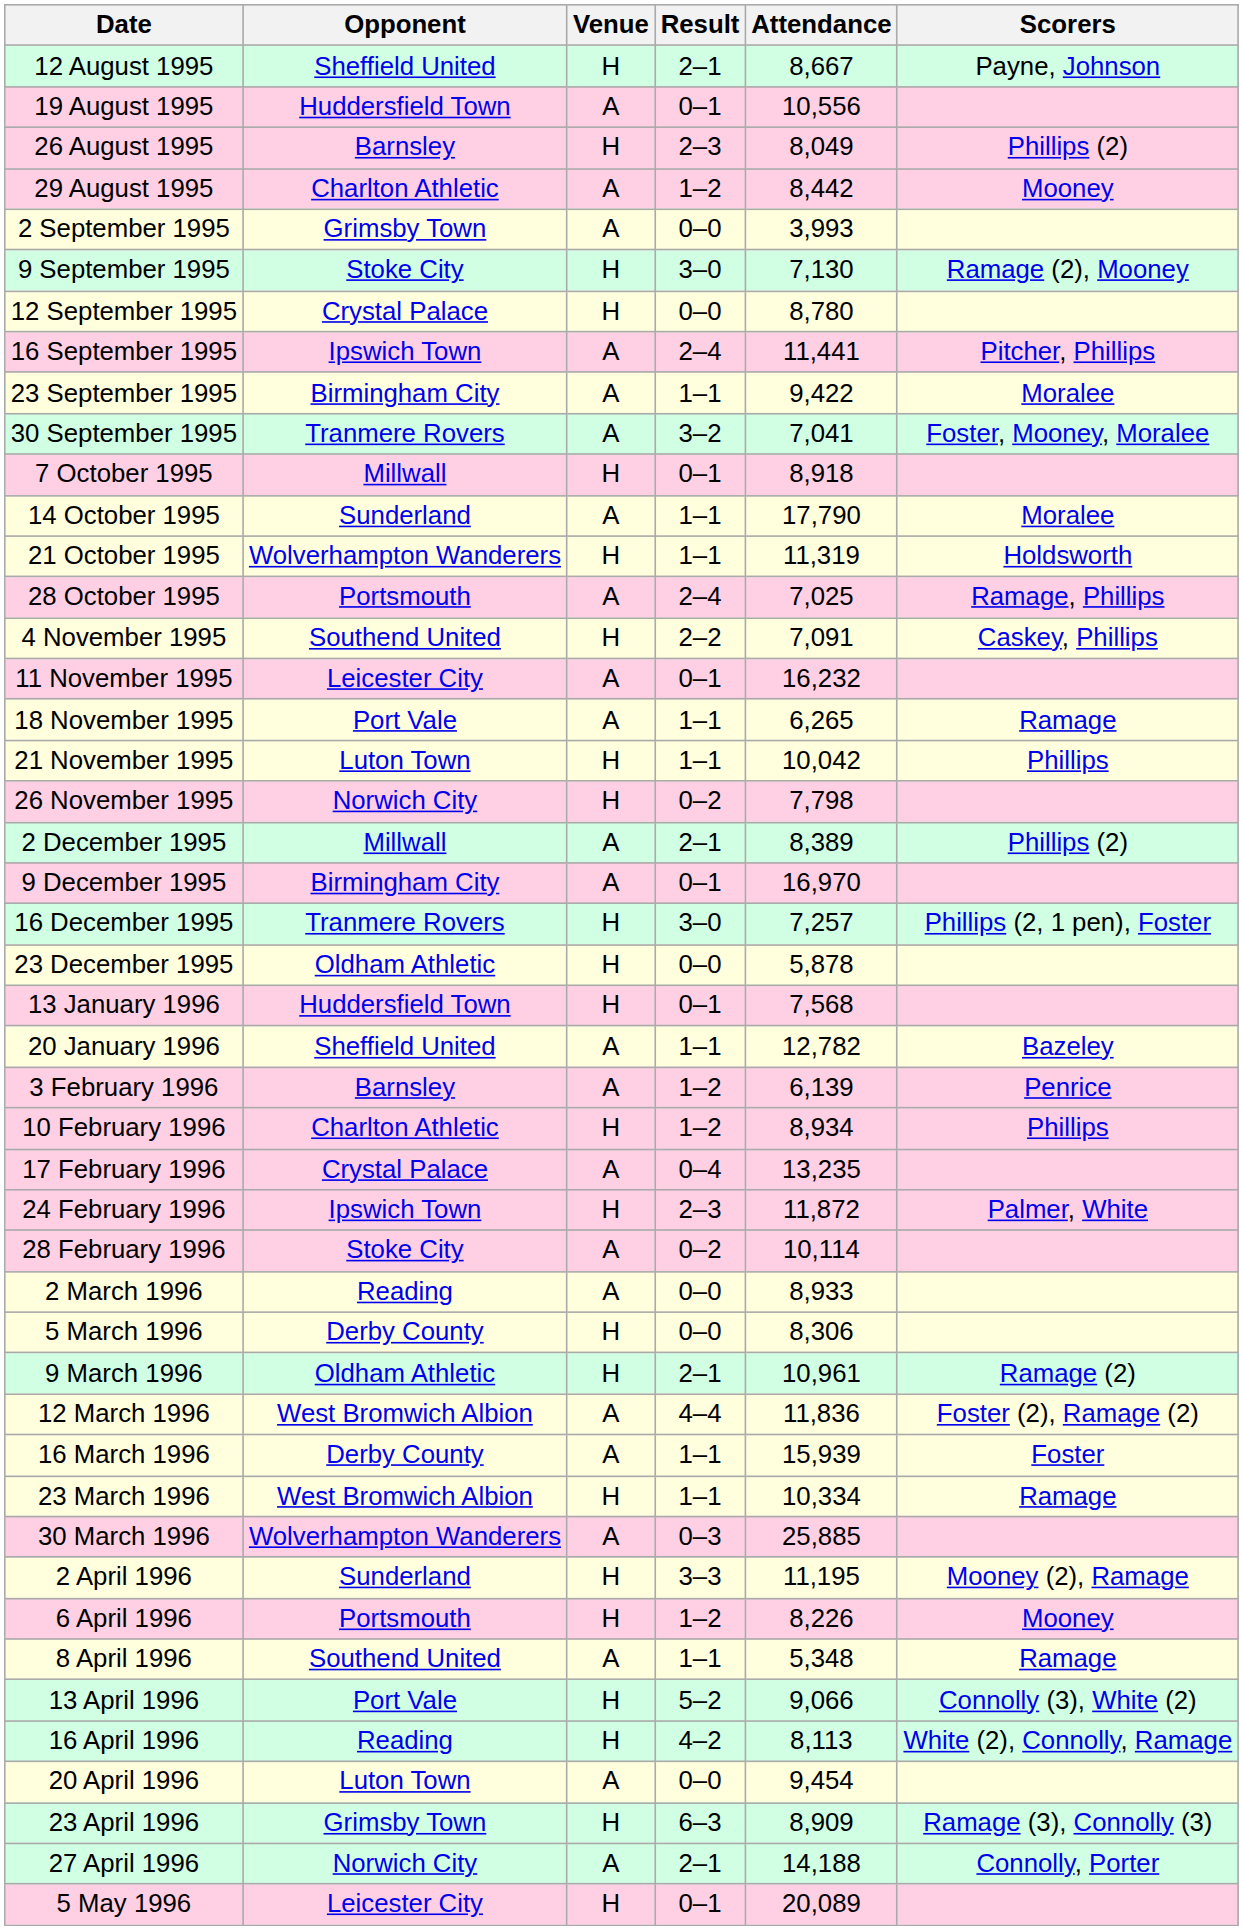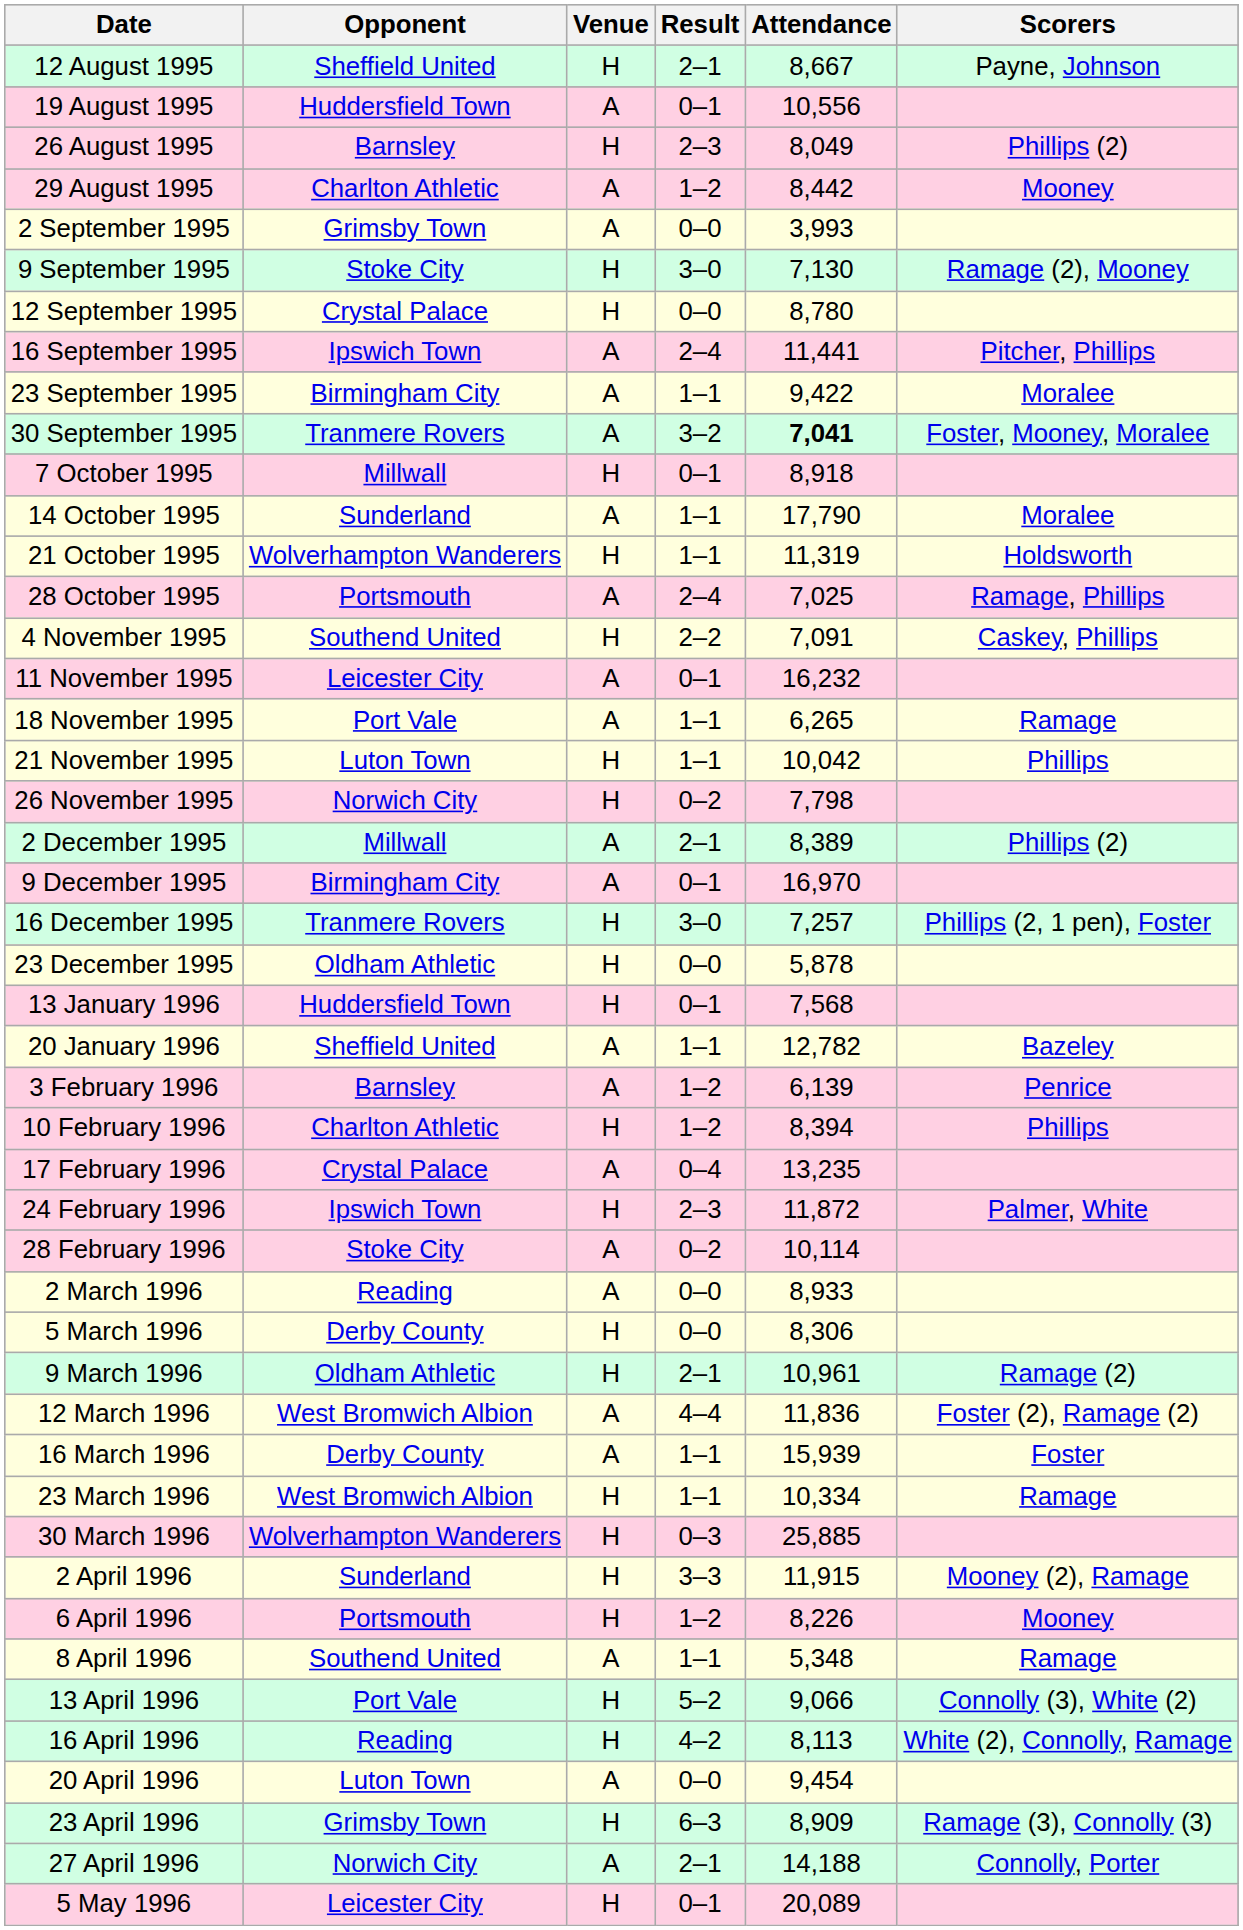(821, 433) normal -> (821, 433) bold
(821, 1127) 8,934 -> (821, 1127) 8,394
(611, 1536) A -> (611, 1536) H
(821, 1577) 11,195 -> (821, 1577) 11,915
